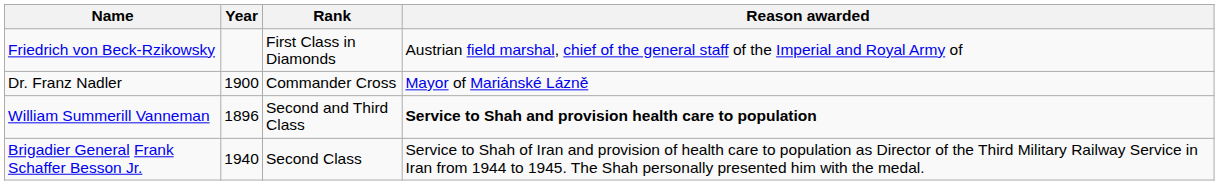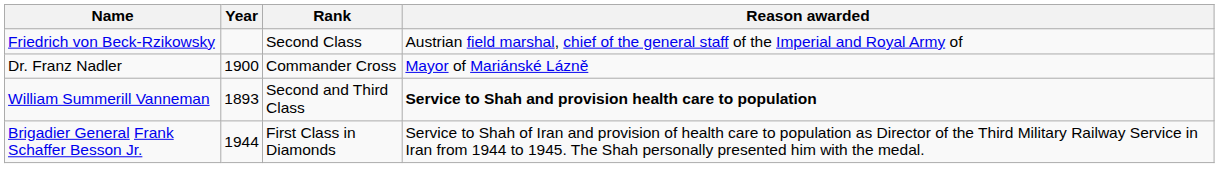(311, 50) First Class in Diamonds -> (314, 41) Second Class
(242, 116) 1896 -> (242, 99) 1893
(242, 158) 1940 -> (242, 141) 1944
(314, 158) Second Class -> (311, 141) First Class in Diamonds
